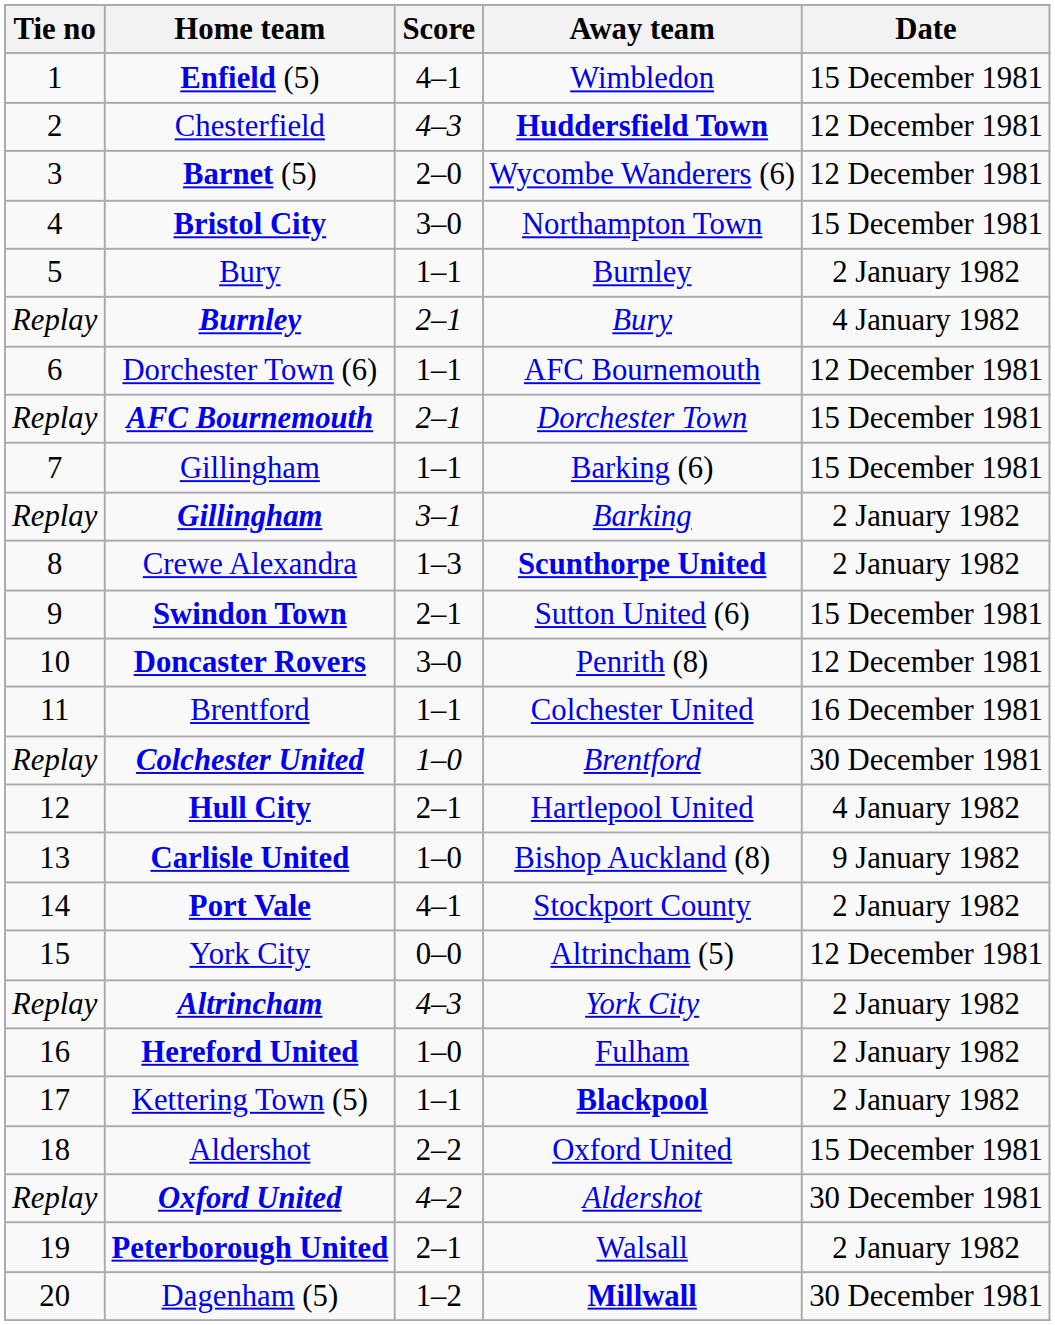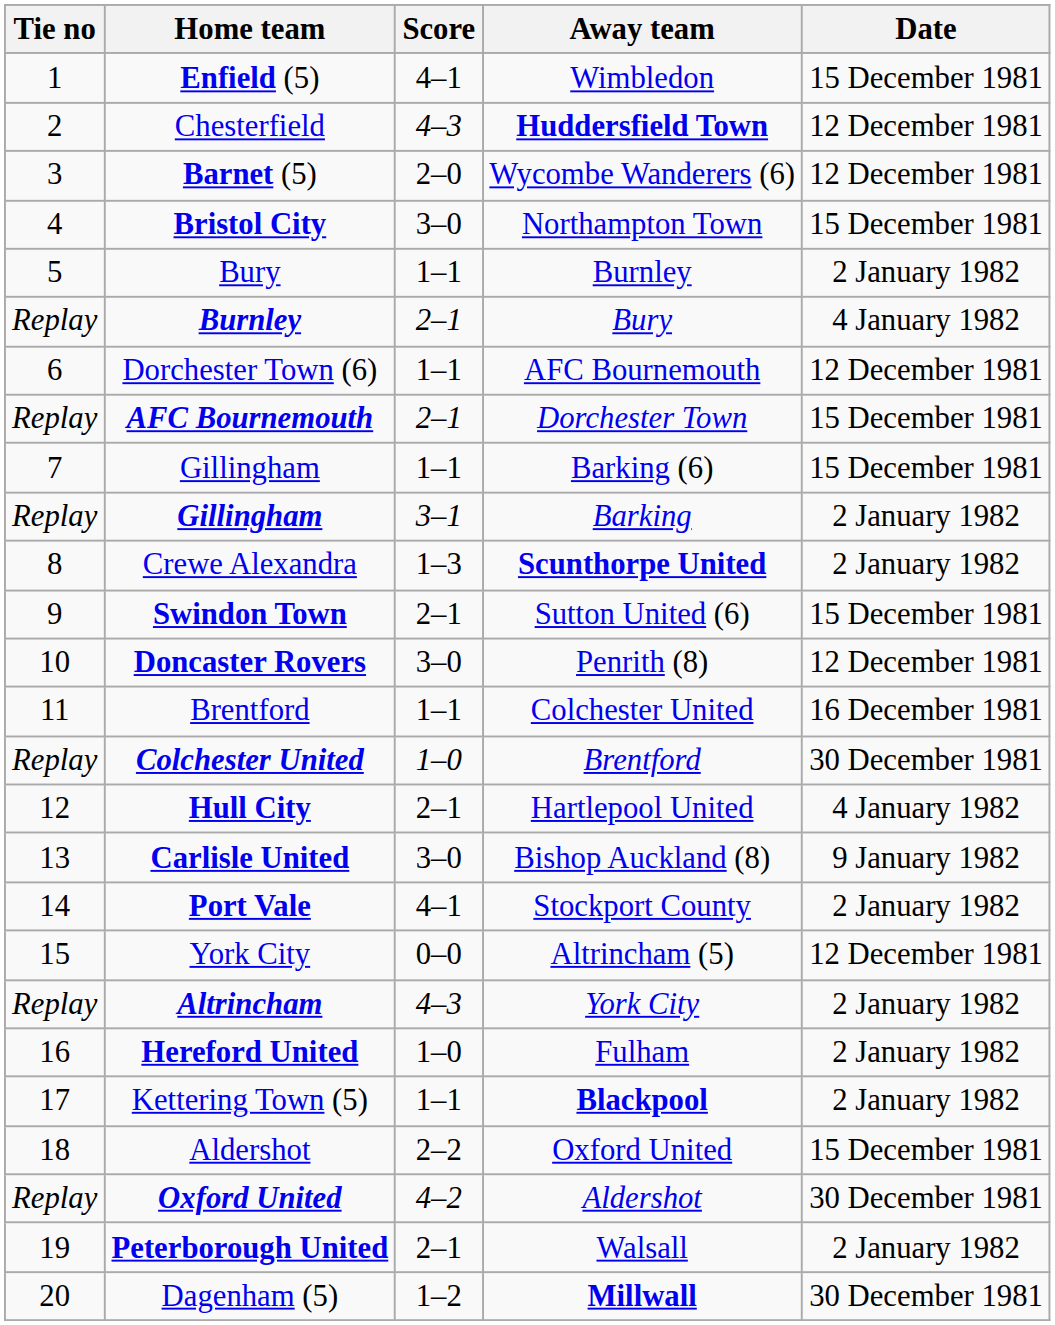(439, 857) 1–0 -> (439, 857) 3–0
